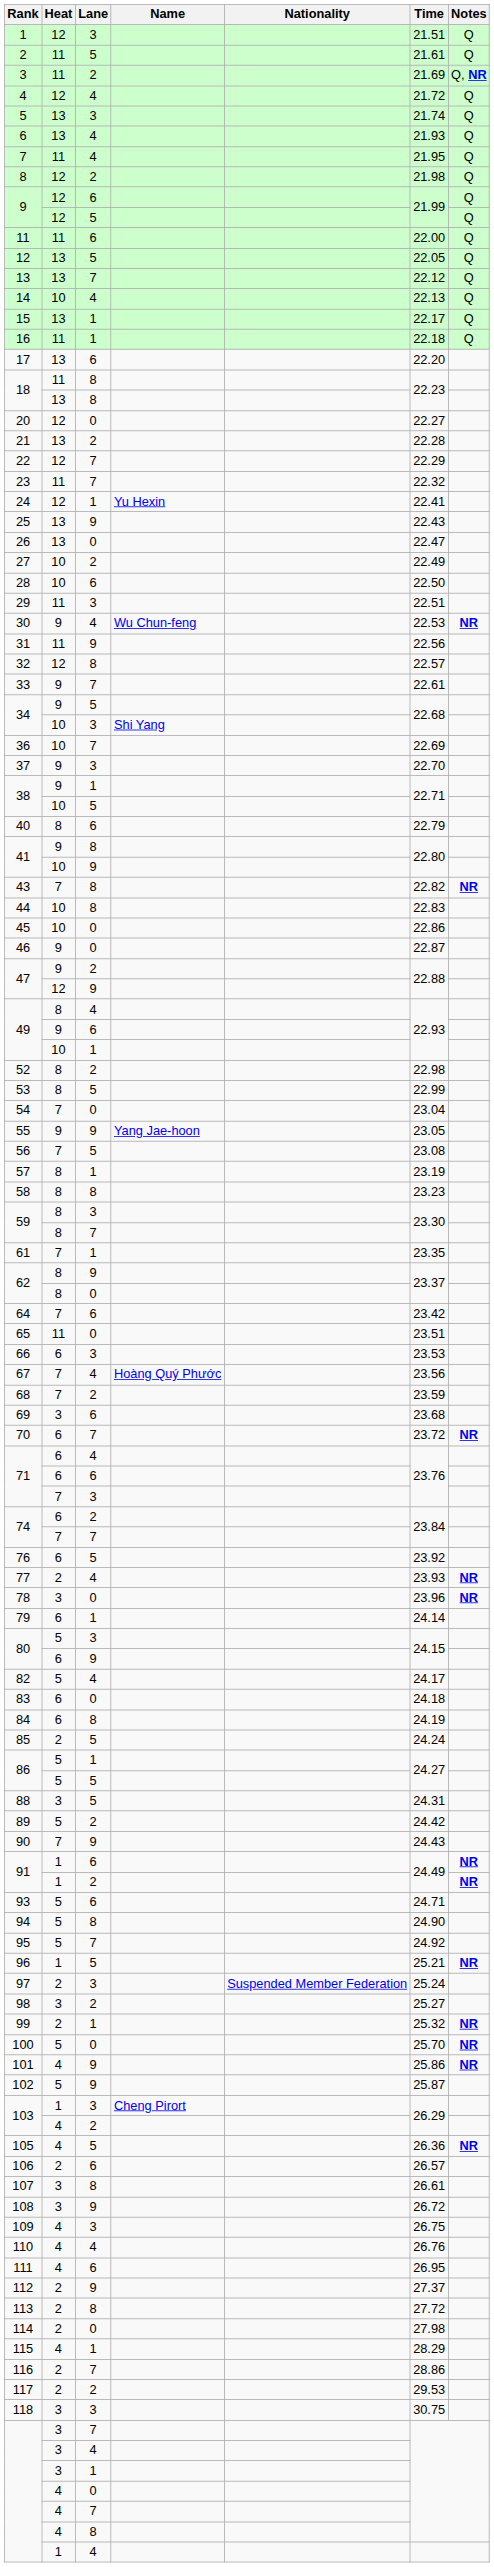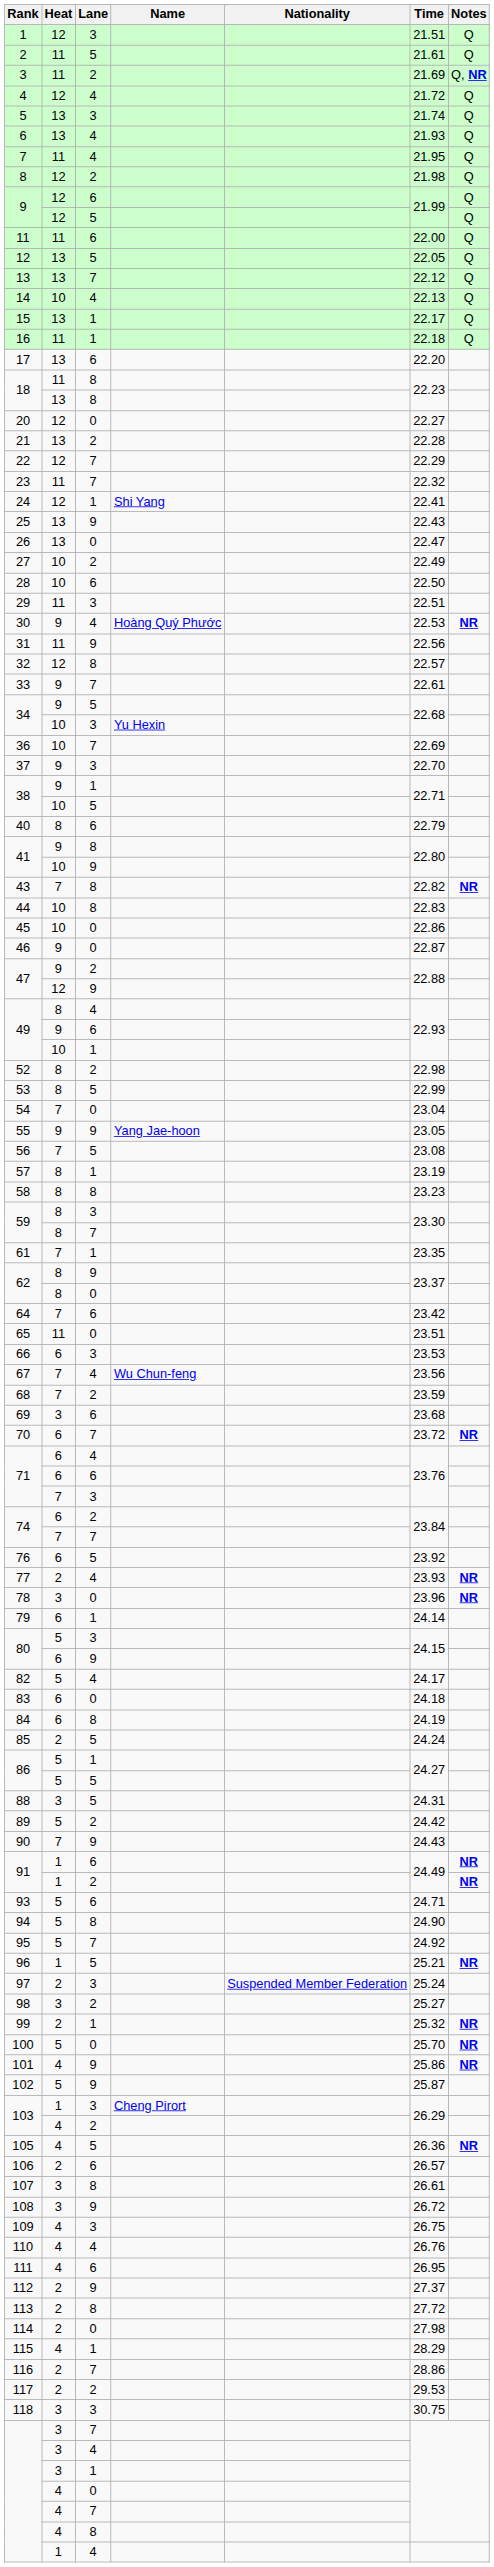(140, 501) Yu Hexin -> (139, 501) Shi Yang
(155, 623) Wu Chun-feng -> (168, 623) Hoàng Quý Phước
(139, 725) Shi Yang -> (140, 725) Yu Hexin
(168, 1374) Hoàng Quý Phước -> (155, 1374) Wu Chun-feng
